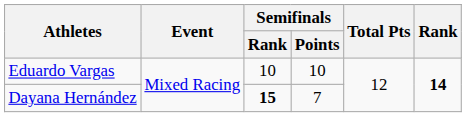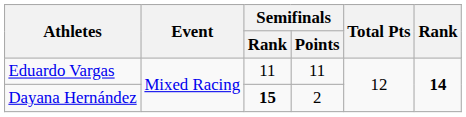(267, 71) 10 -> (267, 71) 11
(317, 71) 10 -> (317, 71) 11
(317, 97) 7 -> (317, 97) 2
